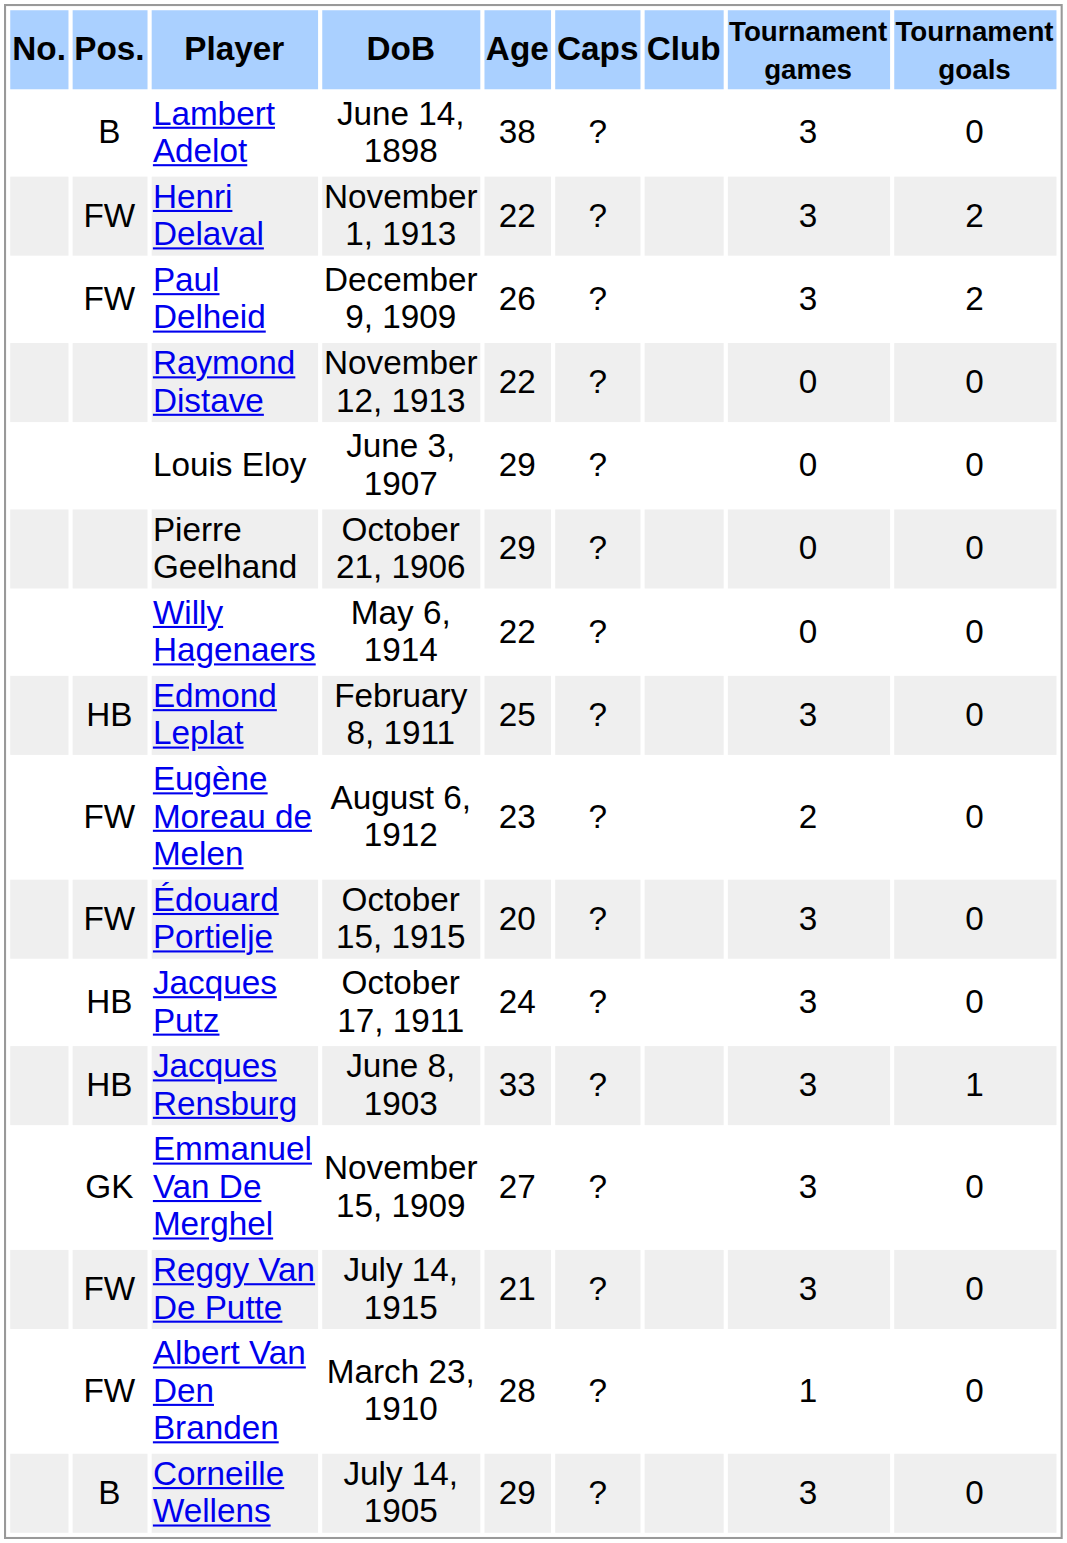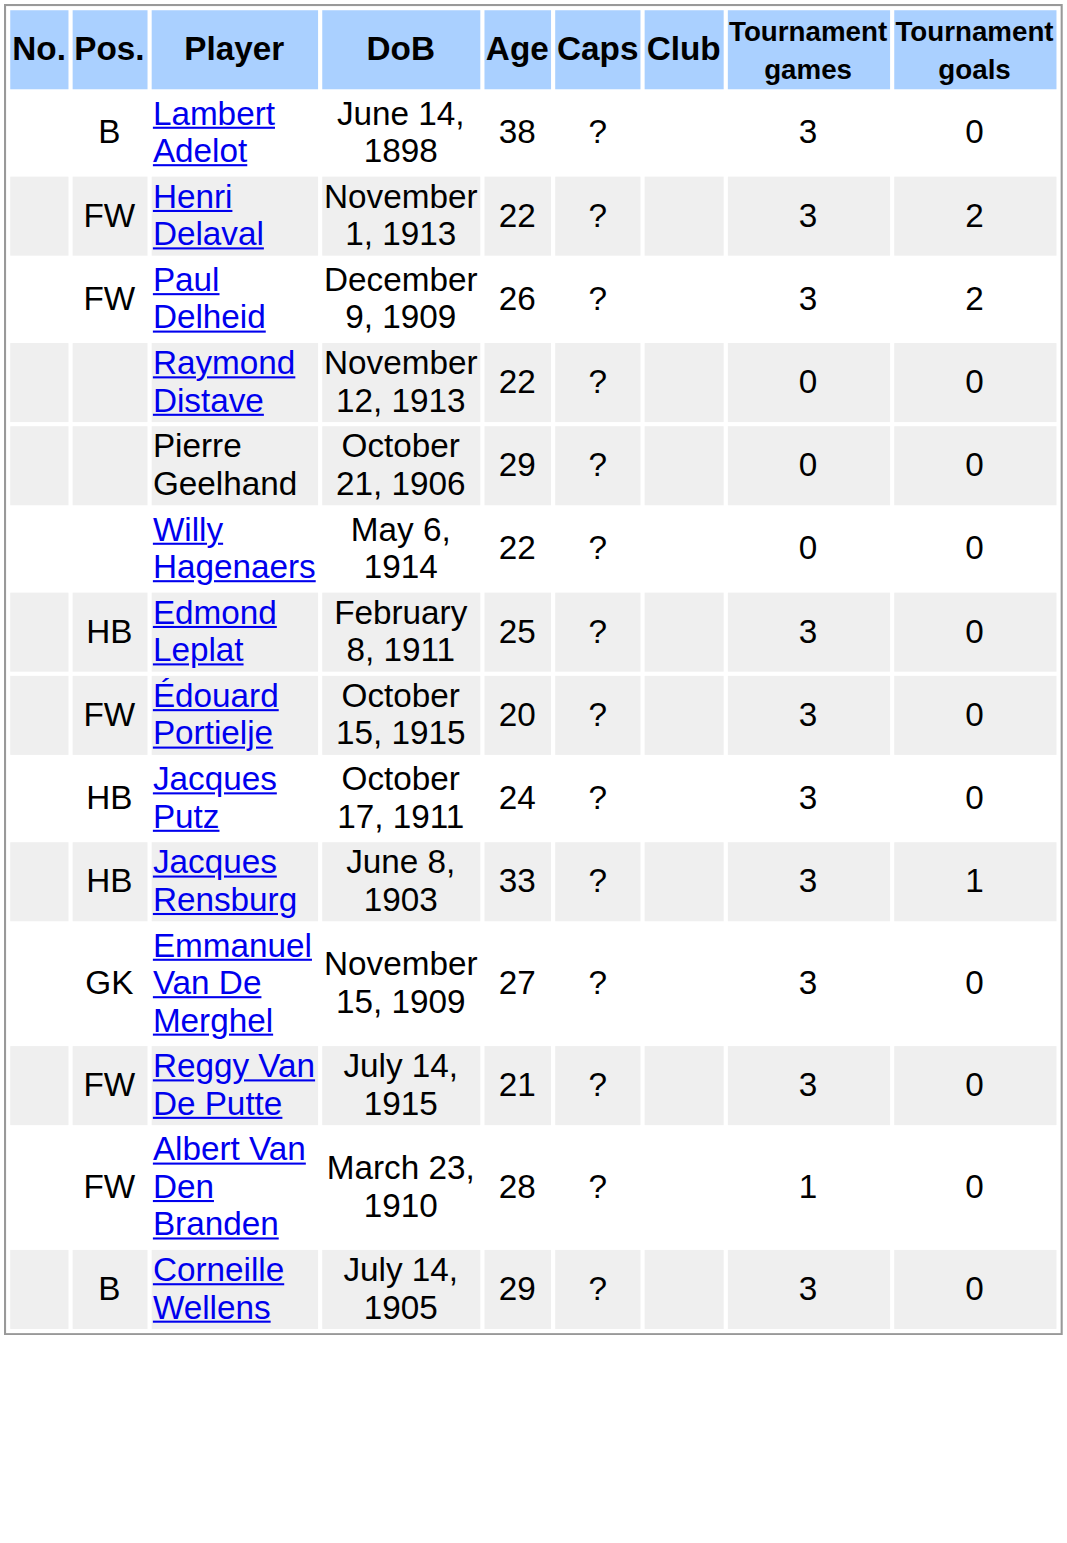- row: (230, 465)
- row: (232, 816)
